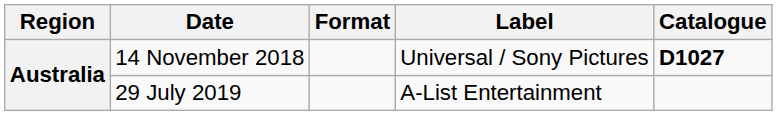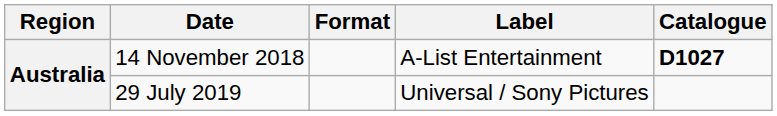(525, 57) Universal / Sony Pictures -> (501, 57) A-List Entertainment
(501, 92) A-List Entertainment -> (525, 92) Universal / Sony Pictures
